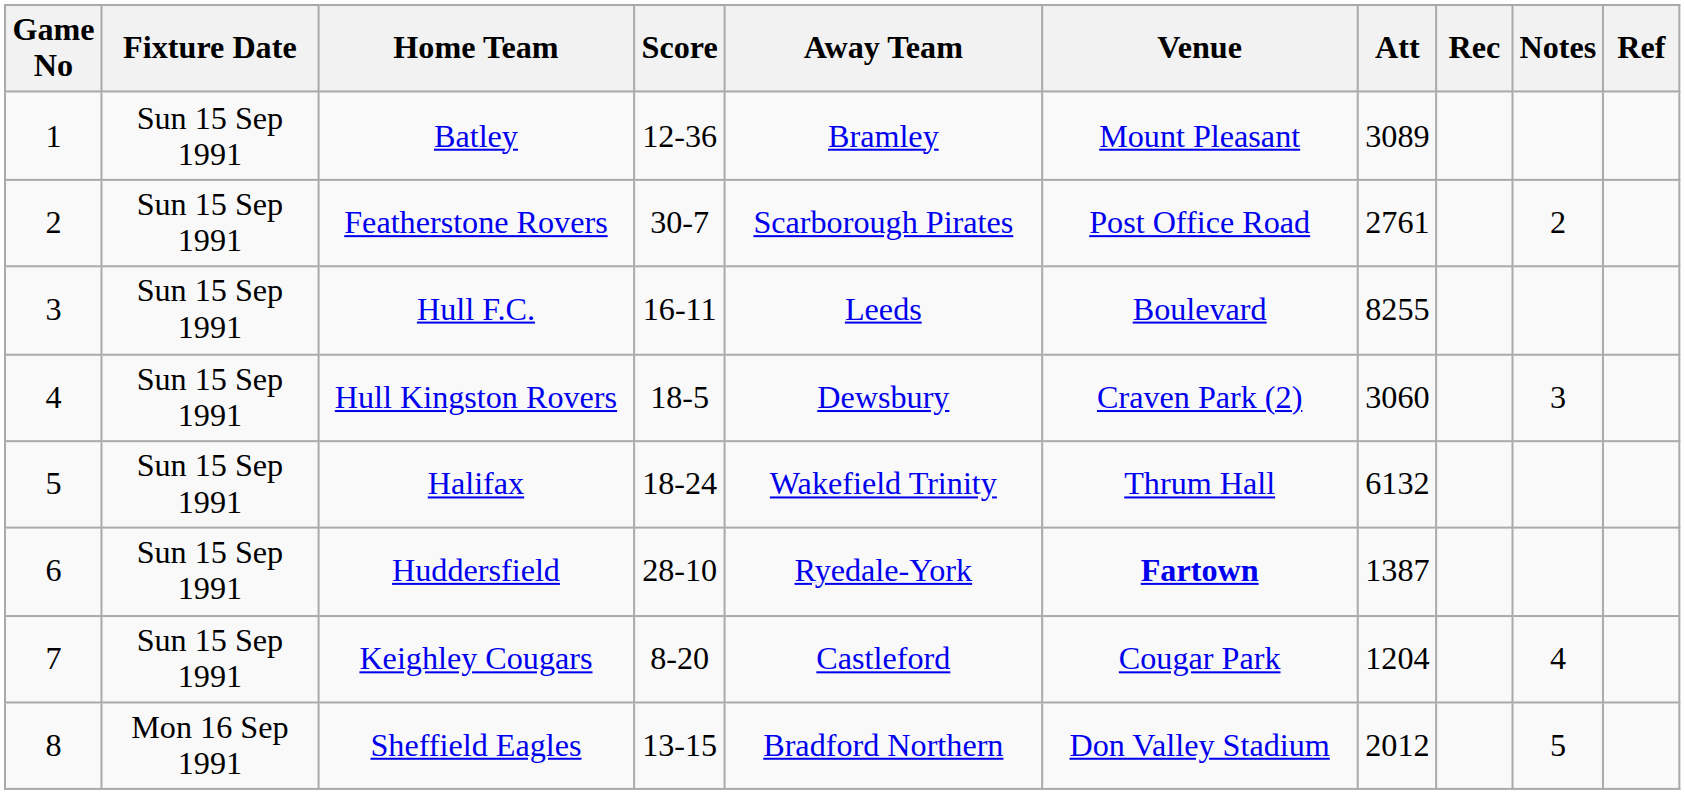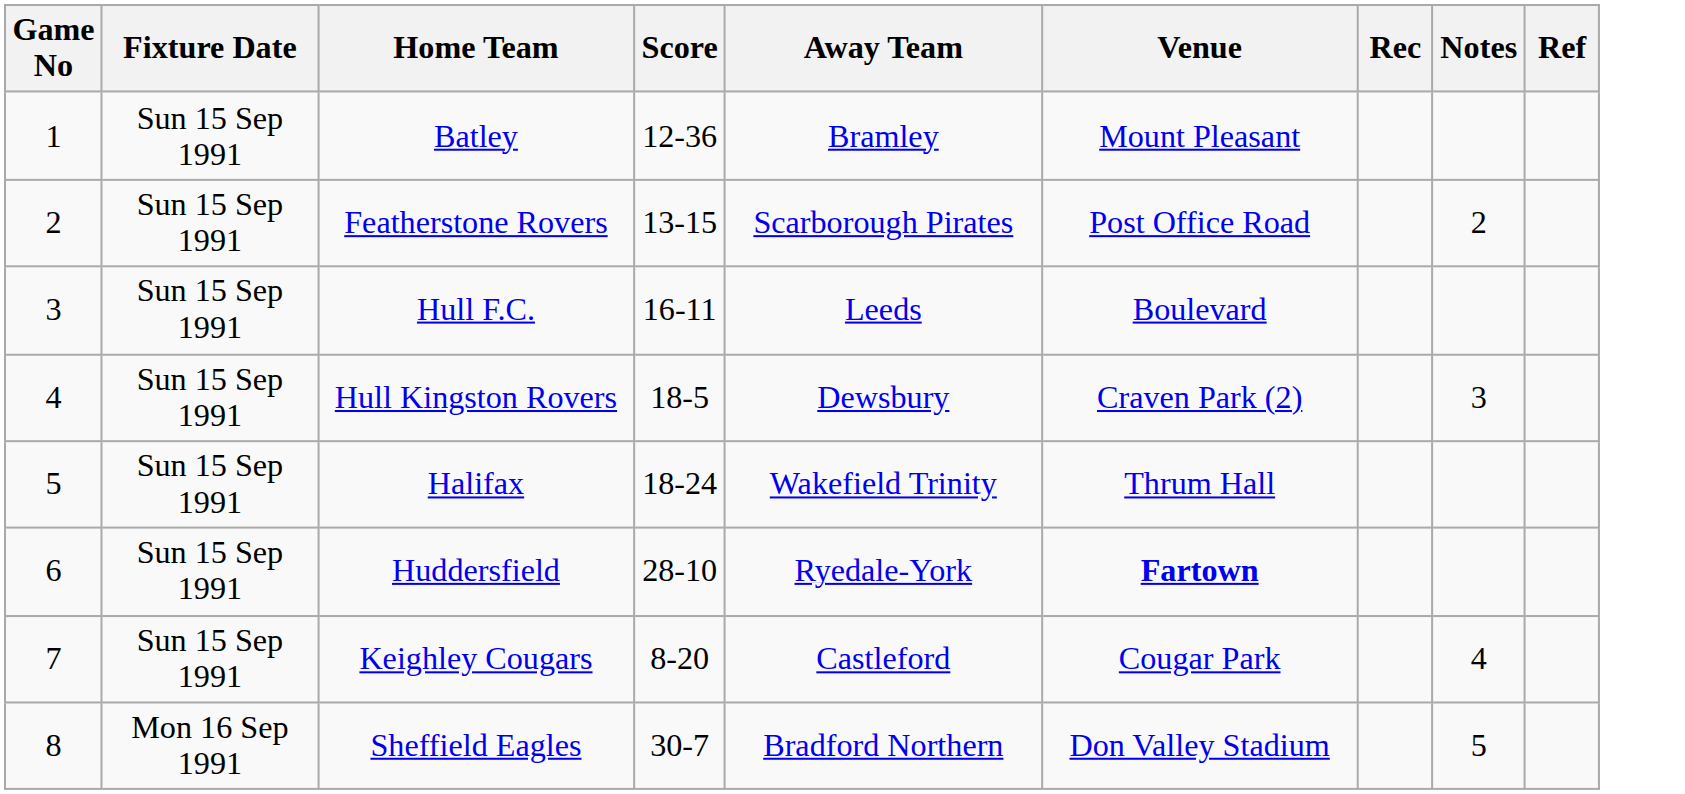- column: (1397, 48)
(680, 222) 30-7 -> (680, 222) 13-15
(680, 745) 13-15 -> (680, 745) 30-7
